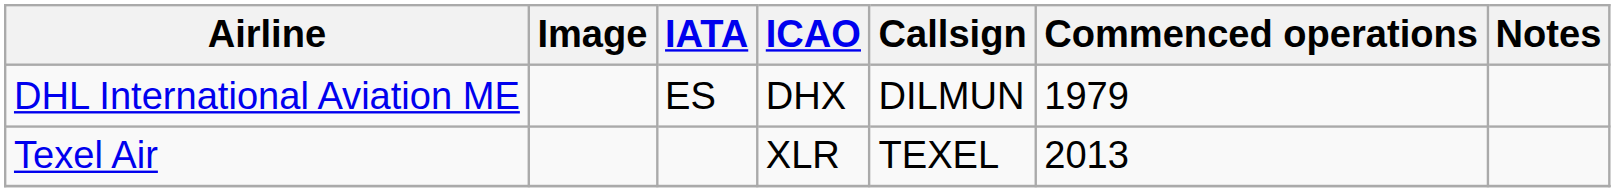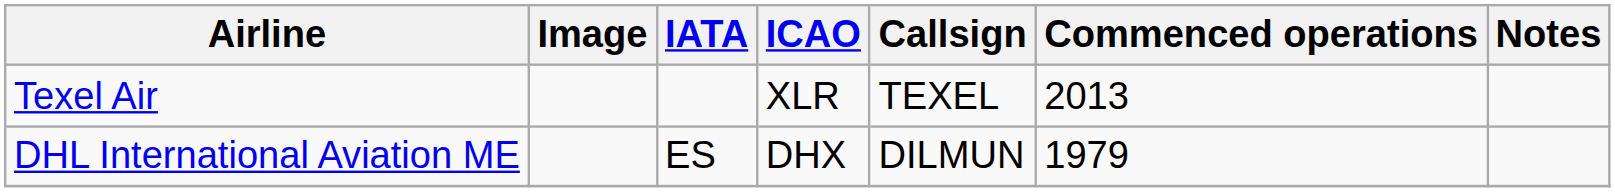rows swapped: (267, 95) <-> (86, 155)
